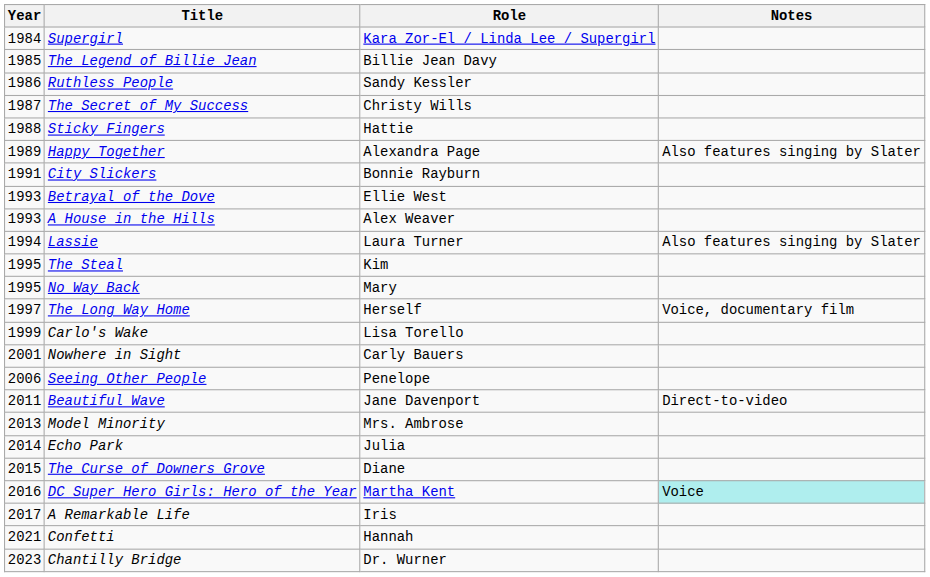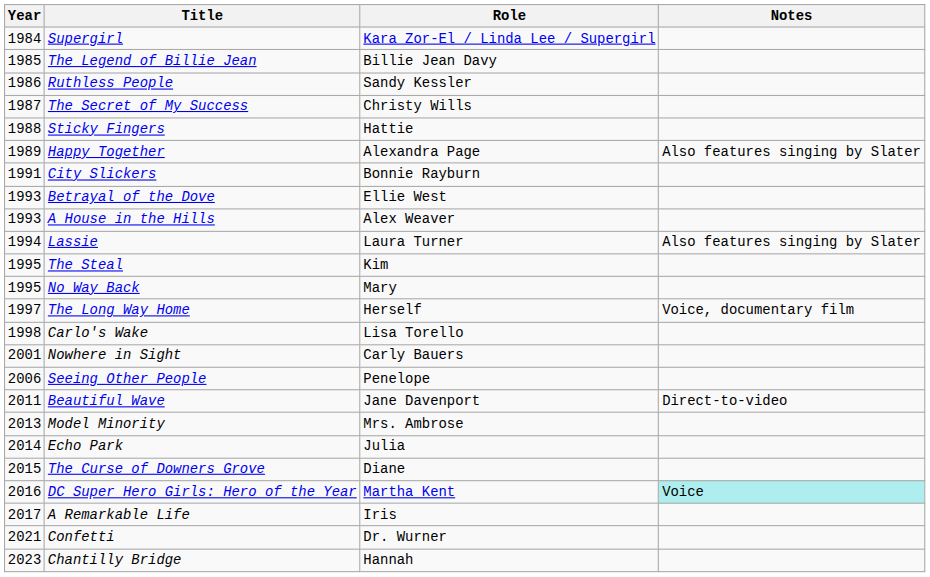(25, 333) 1999 -> (25, 333) 1998
(388, 537) Hannah -> (405, 537) Dr. Wurner
(405, 560) Dr. Wurner -> (388, 560) Hannah
